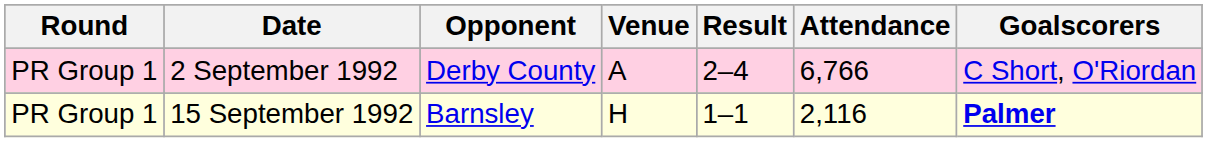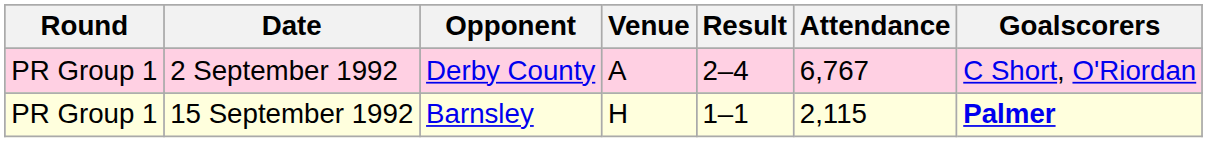(834, 70) 6,766 -> (834, 70) 6,767
(833, 114) 2,116 -> (833, 114) 2,115
